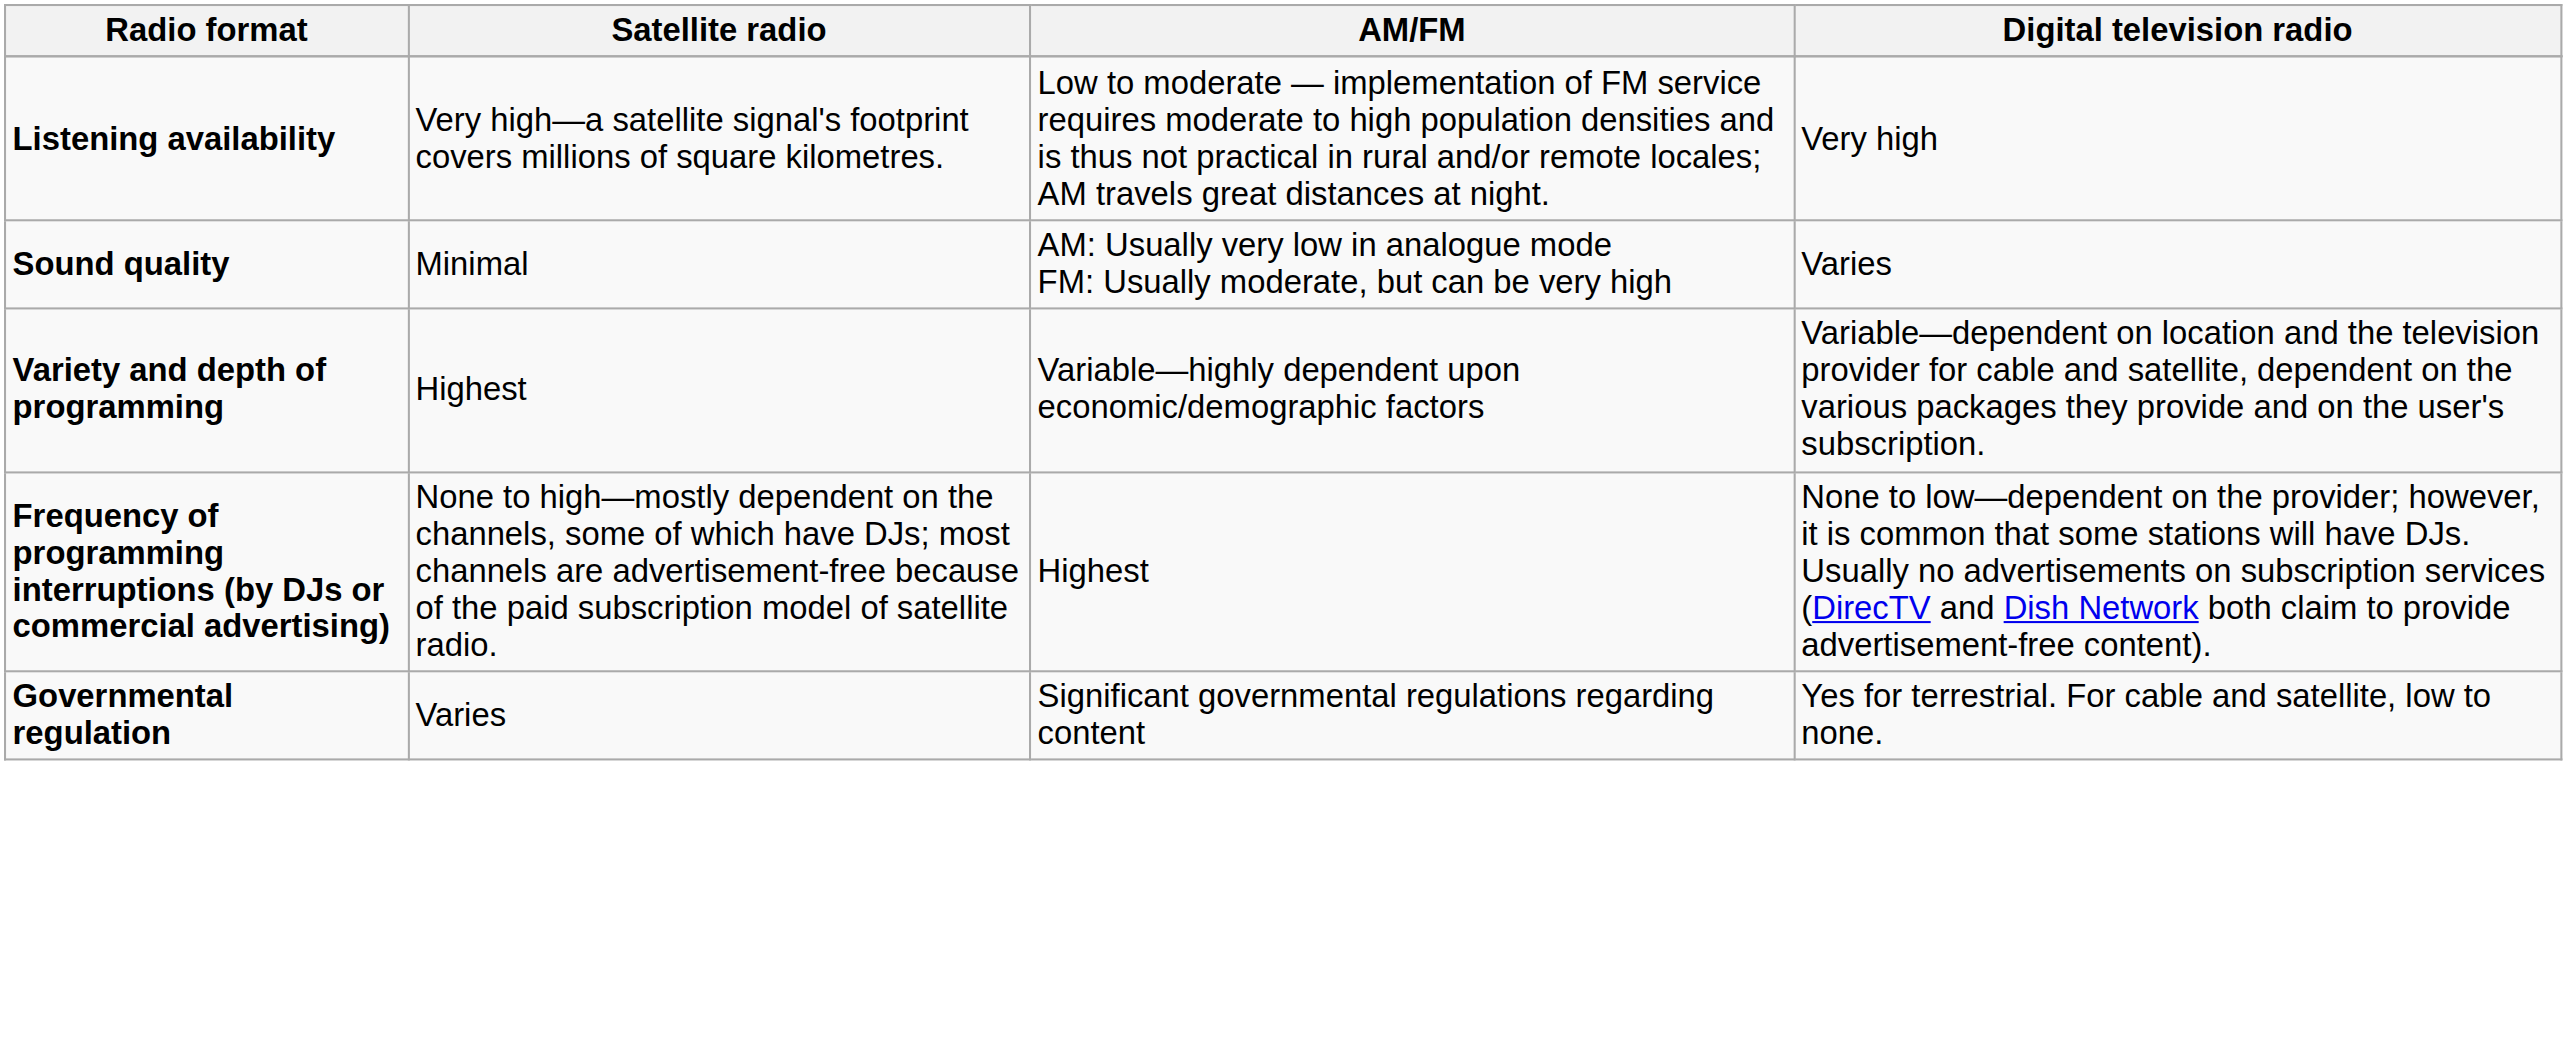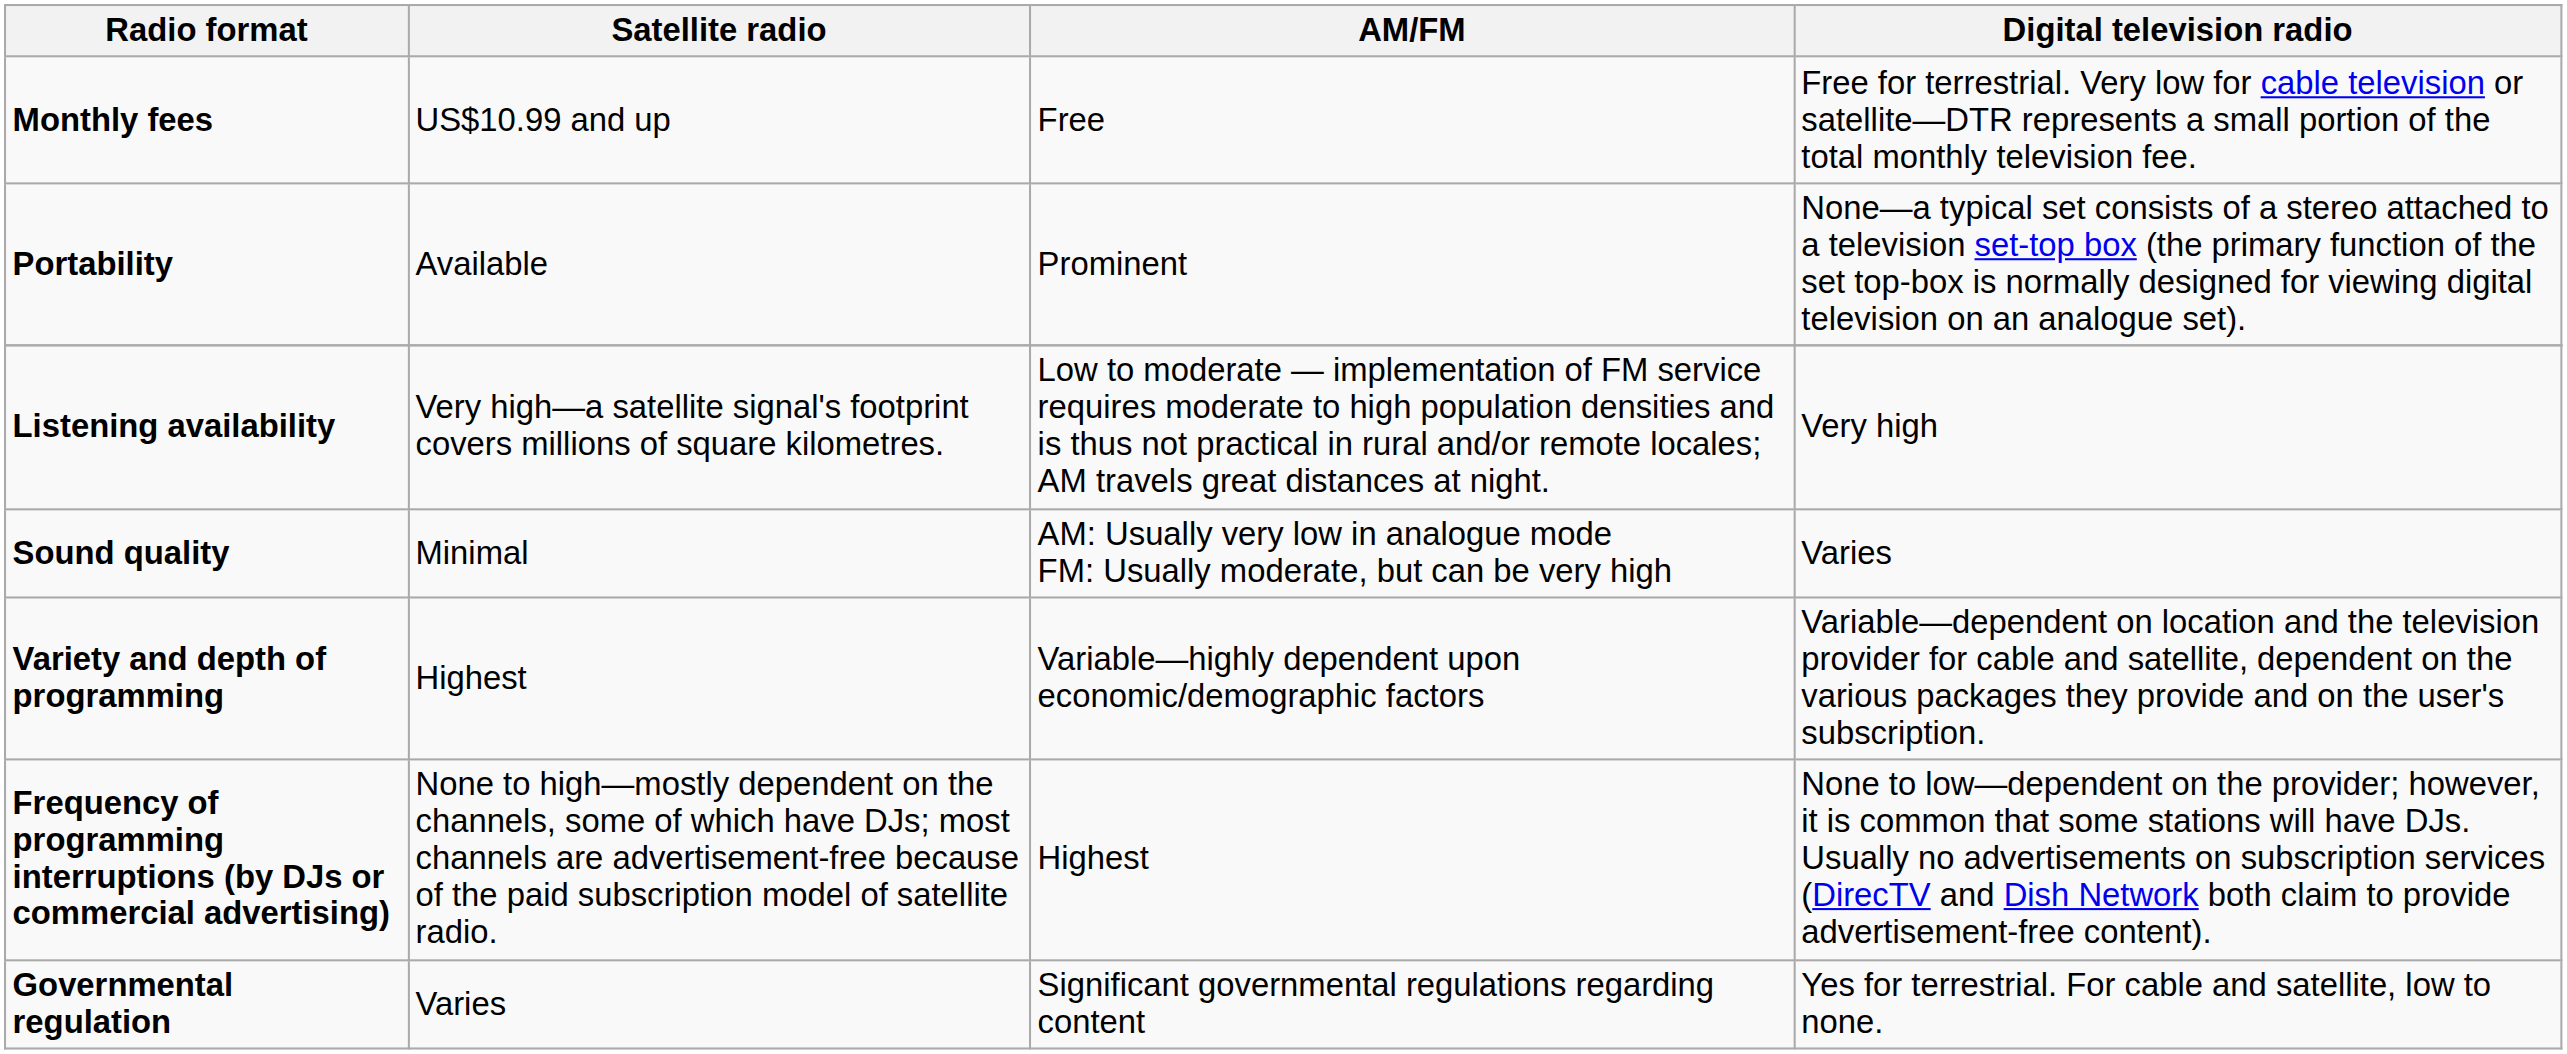+ row: (113, 119)
+ row: (93, 263)
